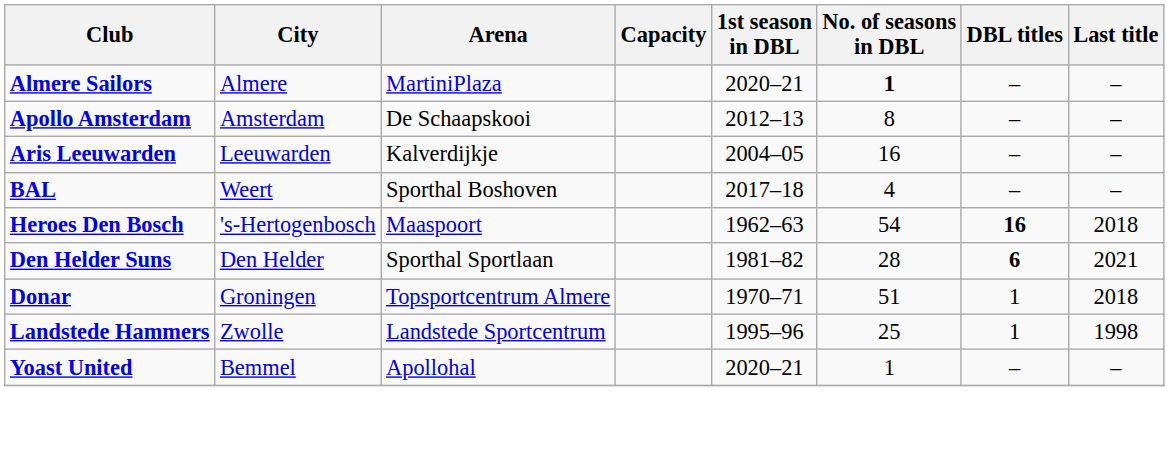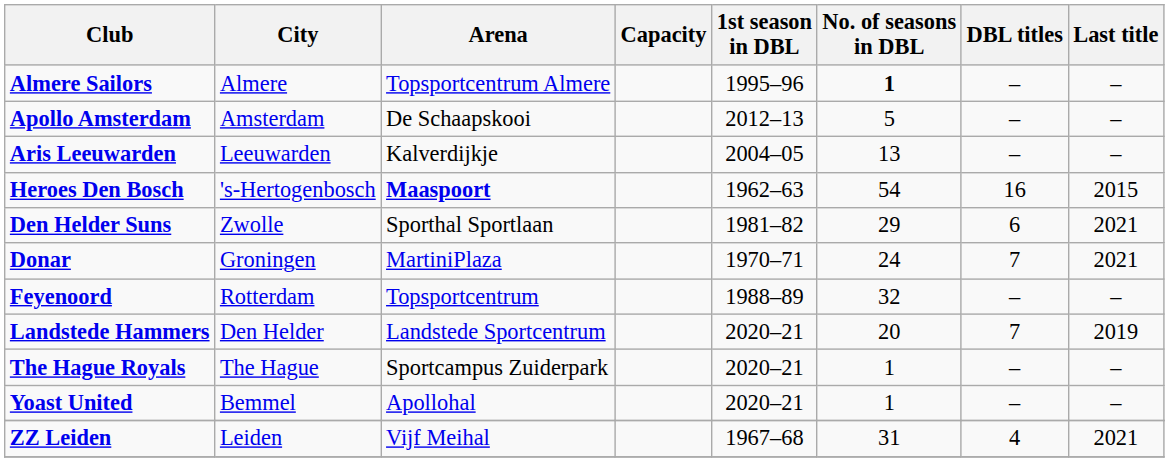(444, 82) MartiniPlaza -> (498, 82) Topsportcentrum Almere
(764, 82) 2020–21 -> (764, 82) 1995–96
(889, 118) 8 -> (889, 118) 5
(889, 154) 16 -> (889, 154) 13
- row: (33, 189)
(434, 225) normal -> (438, 189) bold
(1015, 225) bold -> (1015, 189) normal
(1116, 225) 2018 -> (1116, 189) 2015
(272, 260) Den Helder -> (252, 225) Zwolle
(889, 260) 28 -> (889, 225) 29
(1015, 260) bold -> (1015, 225) normal
(498, 296) Topsportcentrum Almere -> (444, 260) MartiniPlaza
(889, 296) 51 -> (889, 260) 24
(1015, 296) 1 -> (1015, 260) 7
(1116, 296) 2018 -> (1116, 260) 2021
+ row: (61, 296)
(252, 331) Zwolle -> (272, 331) Den Helder
(764, 331) 1995–96 -> (764, 331) 2020–21
(889, 331) 25 -> (889, 331) 20
(1015, 331) 1 -> (1015, 331) 7
(1116, 331) 1998 -> (1116, 331) 2019
+ row: (98, 367)
+ row: (61, 438)
